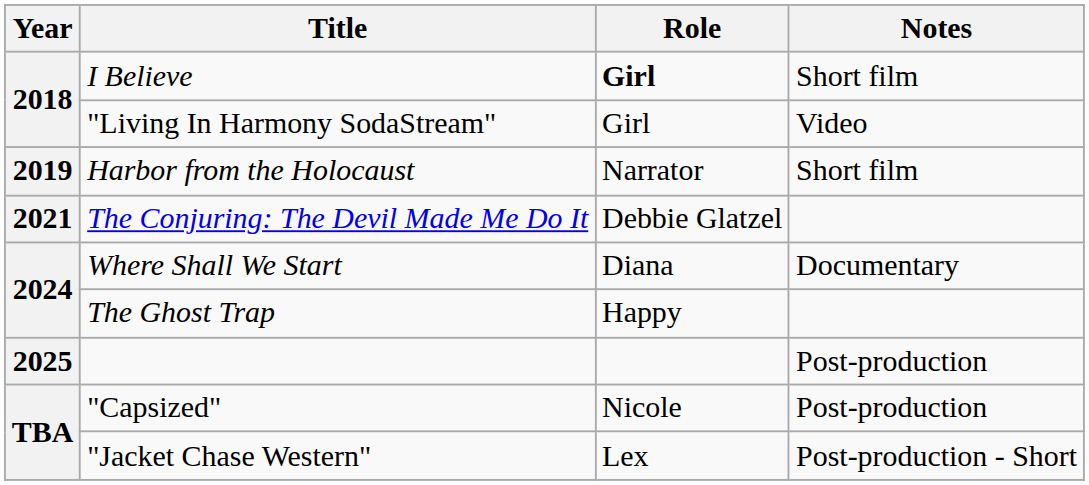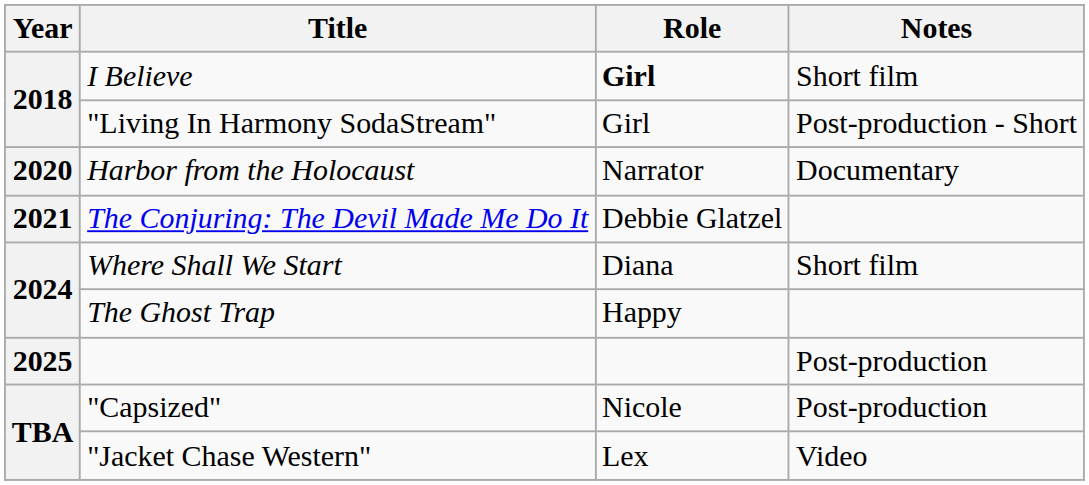(832, 123) Video -> (937, 123) Post-production - Short
(43, 170) 2019 -> (43, 170) 2020
(857, 170) Short film -> (878, 170) Documentary
(878, 265) Documentary -> (857, 265) Short film
(937, 455) Post-production - Short -> (832, 455) Video
